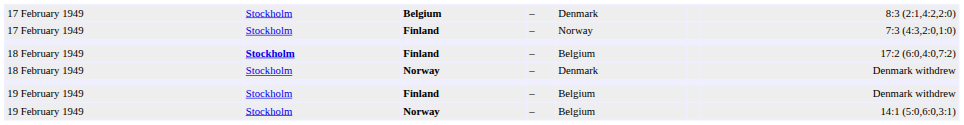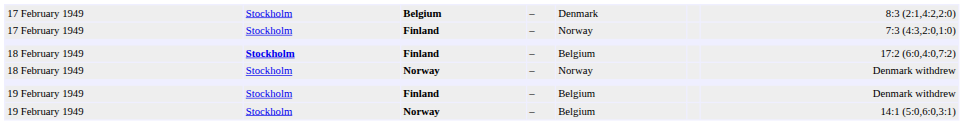(578, 71) Denmark -> (575, 71) Norway
